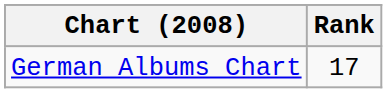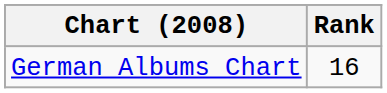(344, 67) 17 -> (344, 67) 16
